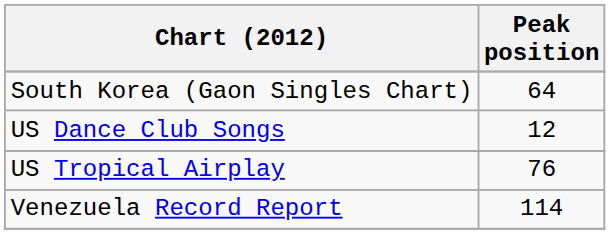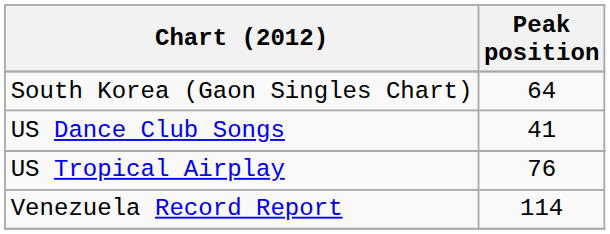(542, 131) 12 -> (542, 131) 41
